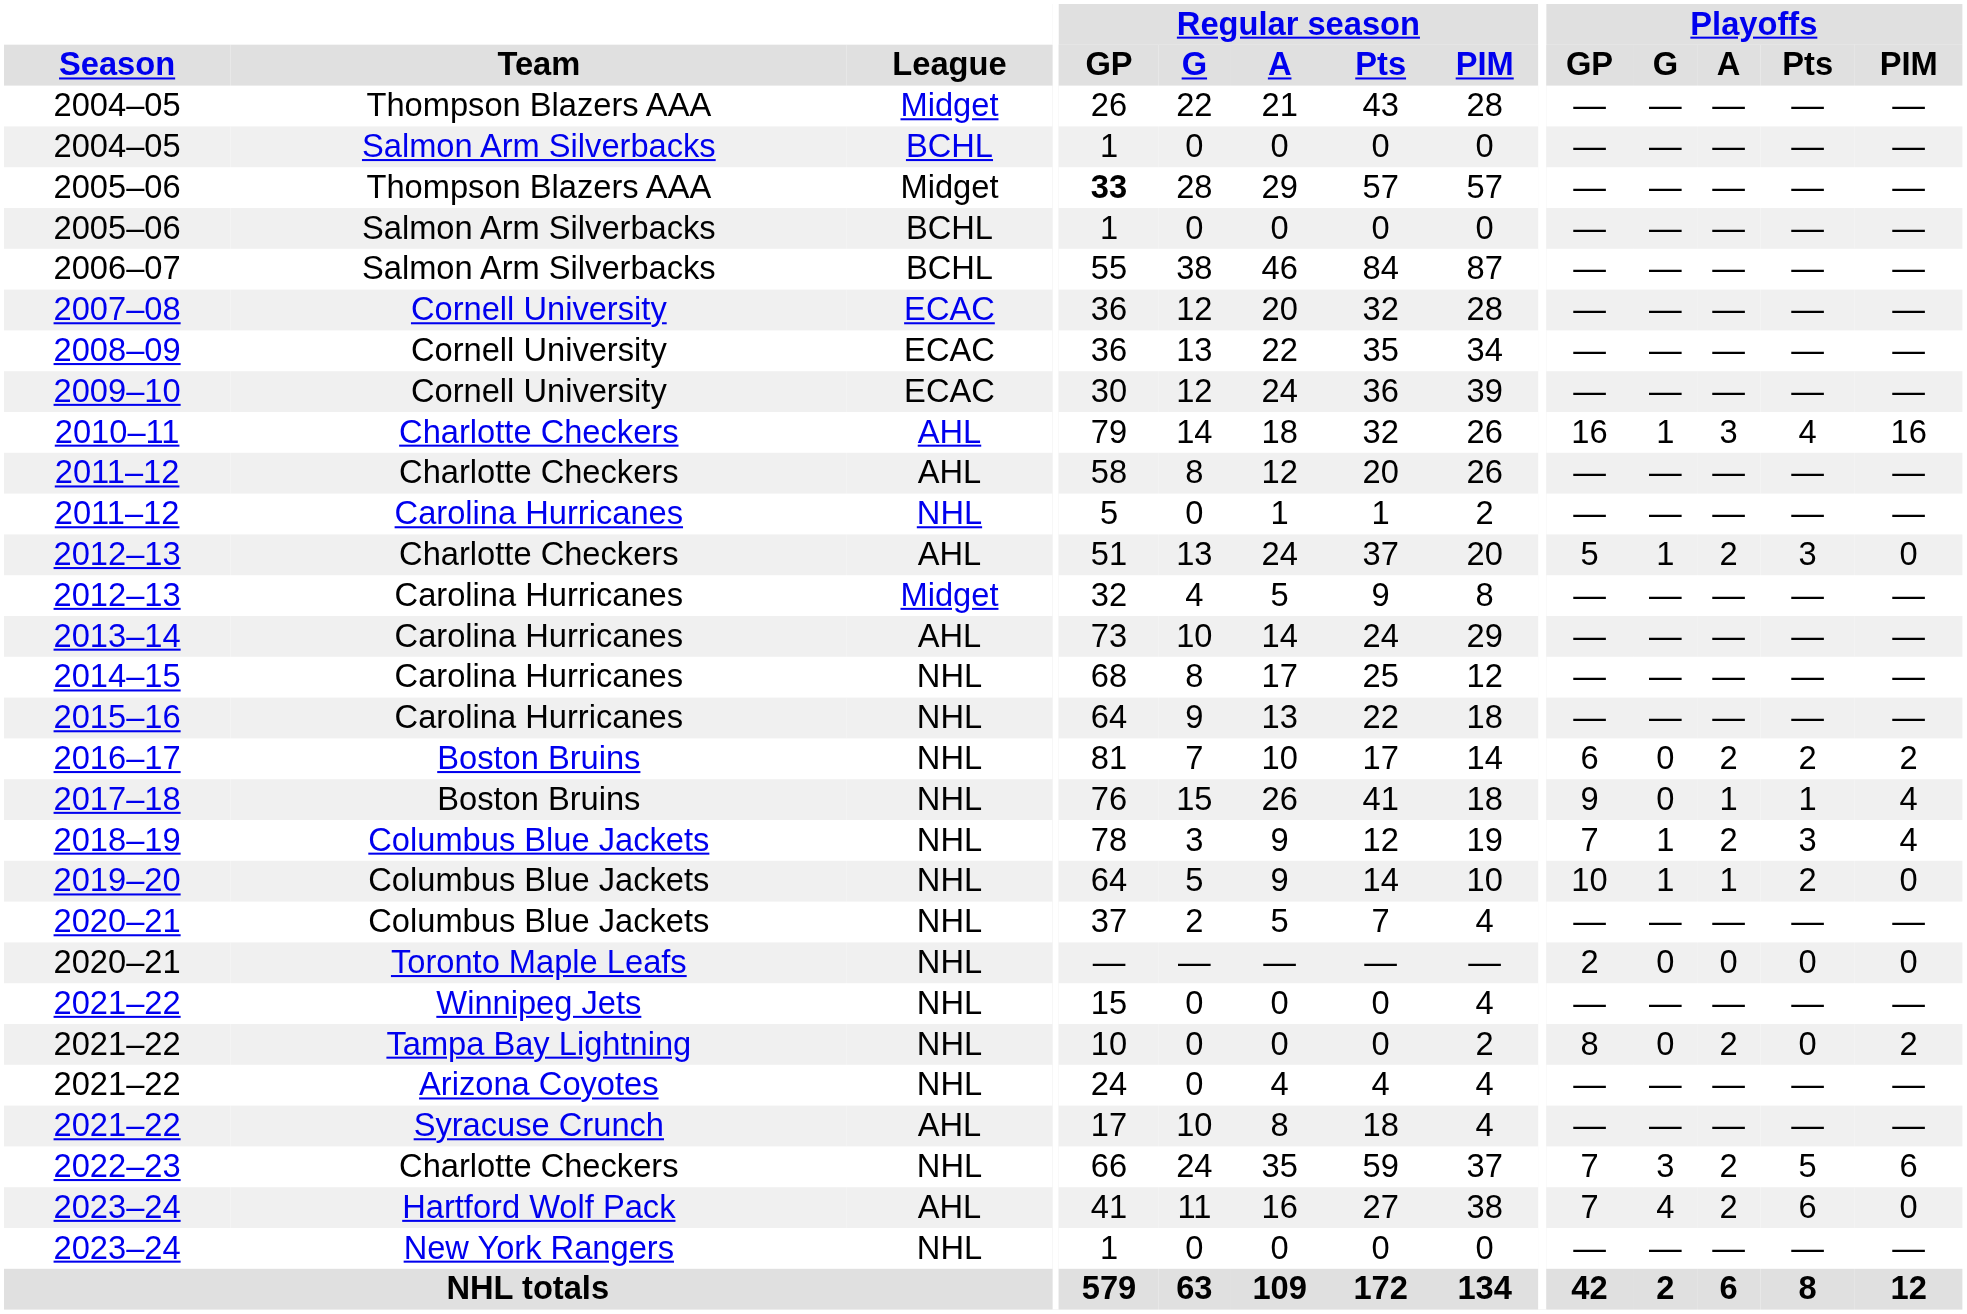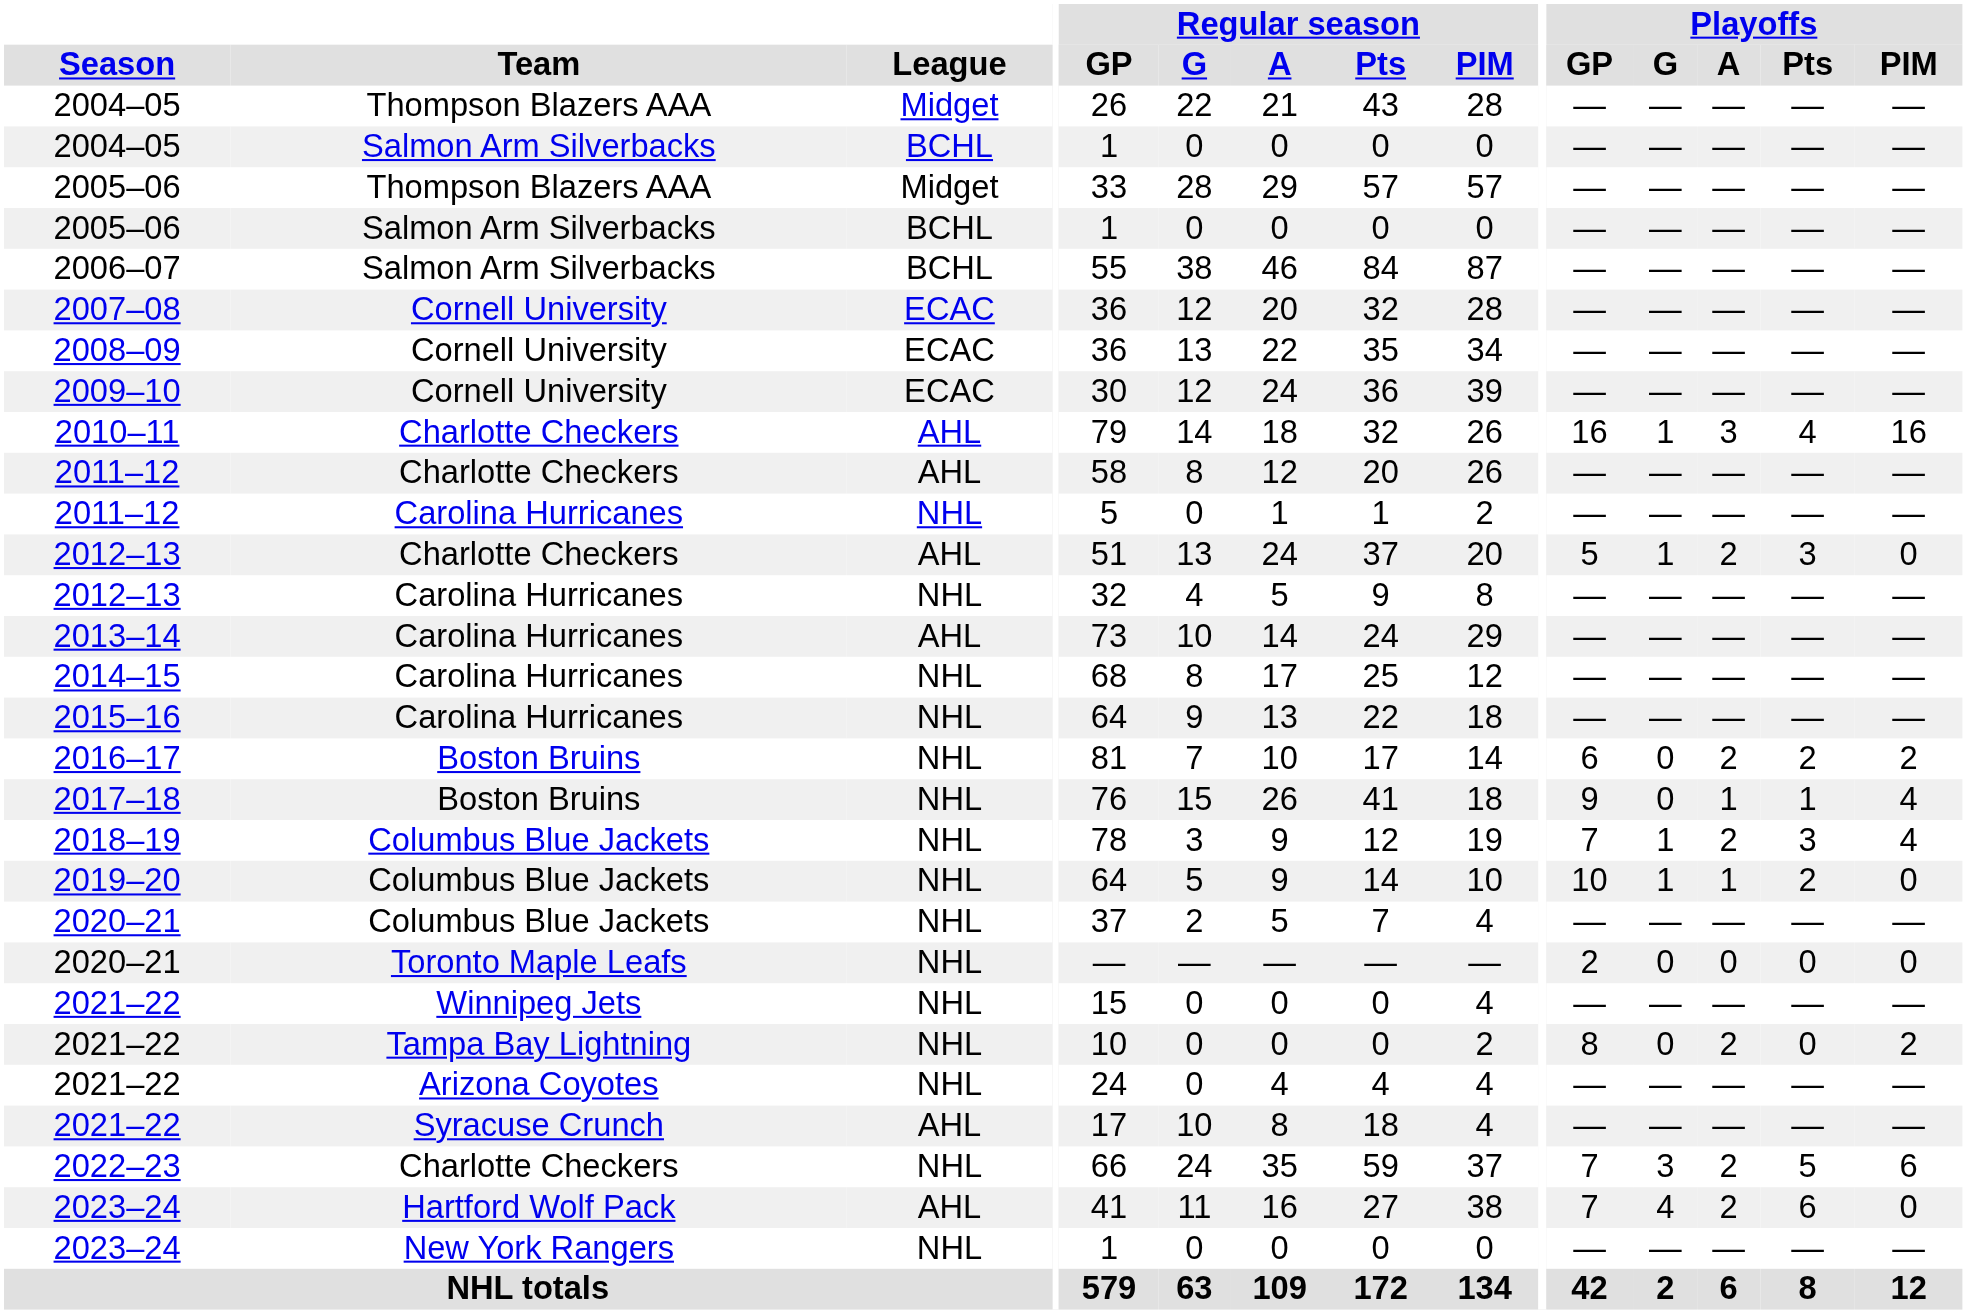(1109, 187) bold -> (1109, 187) normal
(949, 595) Midget -> (949, 595) NHL
